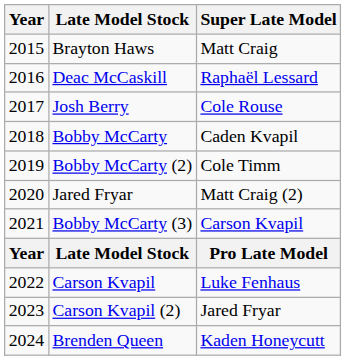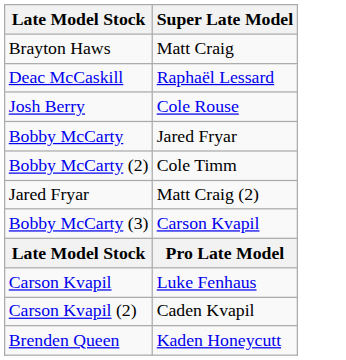- column: (26, 19)
(249, 136) Caden Kvapil -> (197, 136) Jared Fryar
(240, 311) Jared Fryar -> (206, 311) Caden Kvapil
